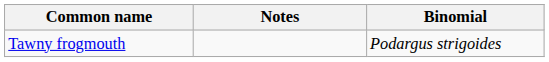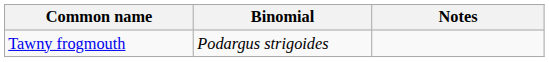columns swapped: (455, 17) <-> (280, 17)
